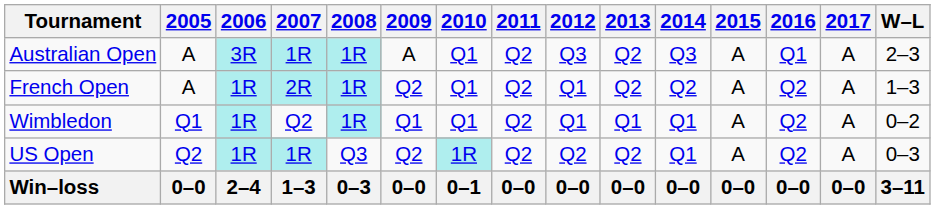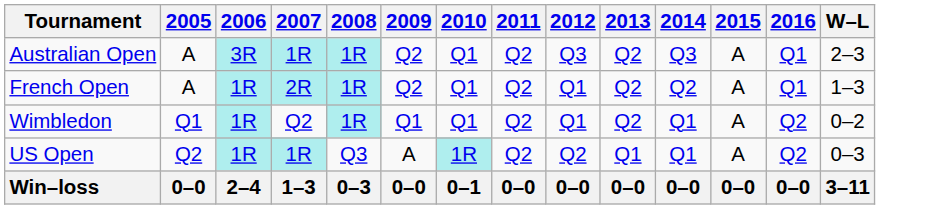- column: (848, 20)
(409, 53) A -> (409, 53) Q2
(793, 87) Q2 -> (793, 87) Q1
(628, 120) Q1 -> (628, 120) Q2
(409, 153) Q2 -> (409, 153) A
(628, 153) Q2 -> (628, 153) Q1
